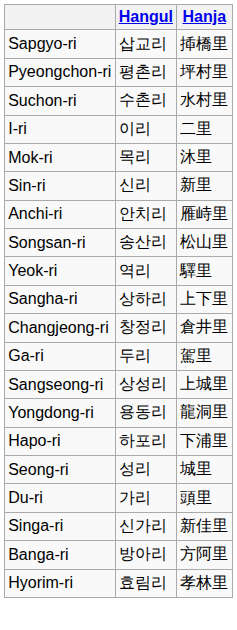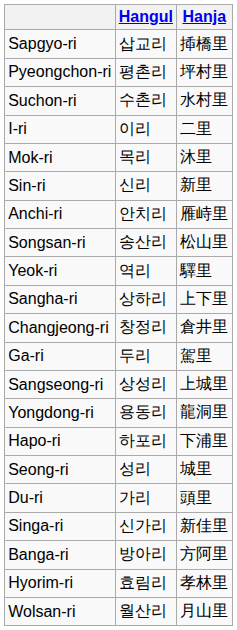+ row: (42, 611)
